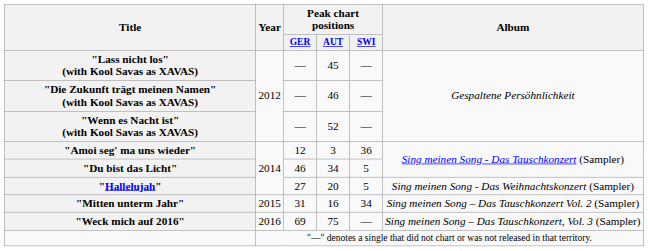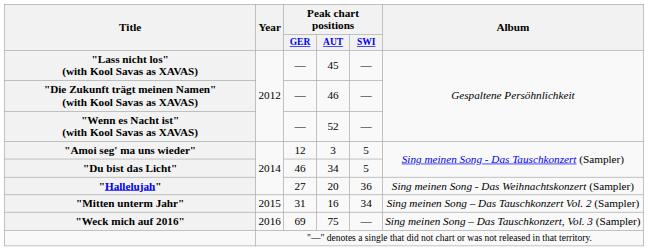(366, 150) 36 -> (366, 150) 5
(366, 186) 5 -> (366, 186) 36
